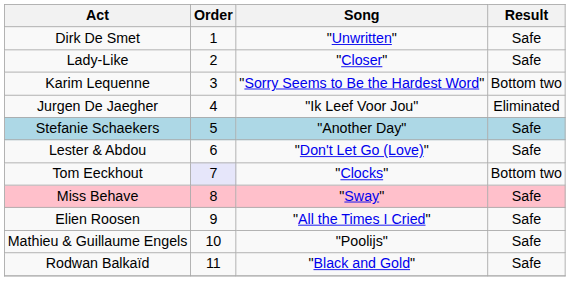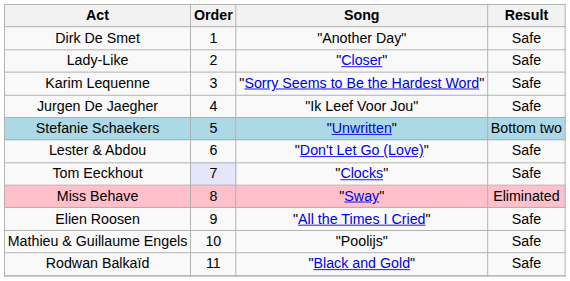(362, 38) "Unwritten" -> (362, 38) "Another Day"
(526, 83) Bottom two -> (526, 83) Safe
(526, 106) Eliminated -> (526, 106) Safe
(362, 128) "Another Day" -> (362, 128) "Unwritten"
(526, 128) Safe -> (526, 128) Bottom two
(526, 173) Bottom two -> (526, 173) Safe
(526, 196) Safe -> (526, 196) Eliminated
